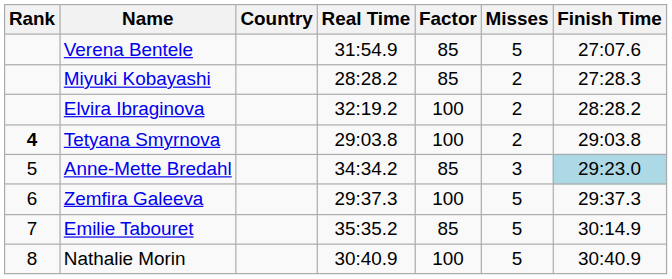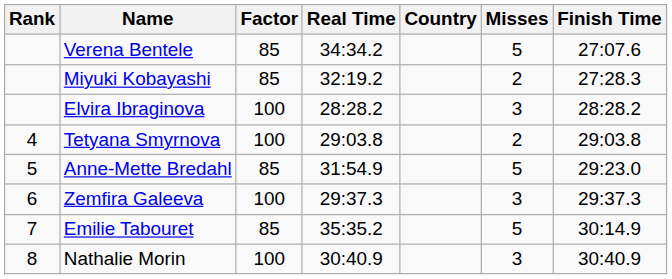columns swapped: (277, 19) <-> (448, 19)
(366, 49) 31:54.9 -> (351, 49) 34:34.2
(366, 79) 28:28.2 -> (351, 79) 32:19.2
(366, 109) 32:19.2 -> (351, 109) 28:28.2
(517, 109) 2 -> (517, 109) 3
(32, 139) bold -> (32, 139) normal
(366, 169) 34:34.2 -> (351, 169) 31:54.9
(517, 169) 3 -> (517, 169) 5
(609, 169) lightblue background -> (609, 169) no background
(517, 199) 5 -> (517, 199) 3
(517, 259) 5 -> (517, 259) 3
